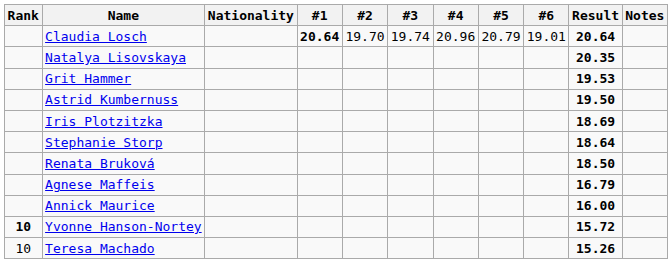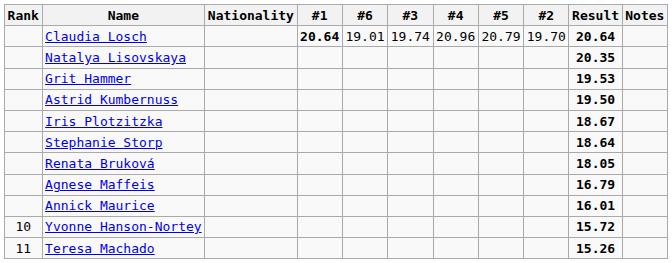columns swapped: (365, 15) <-> (546, 15)
(596, 121) 18.69 -> (596, 121) 18.67
(596, 163) 18.50 -> (596, 163) 18.05
(596, 206) 16.00 -> (596, 206) 16.01
(23, 227) bold -> (23, 227) normal
(23, 248) 10 -> (23, 248) 11
